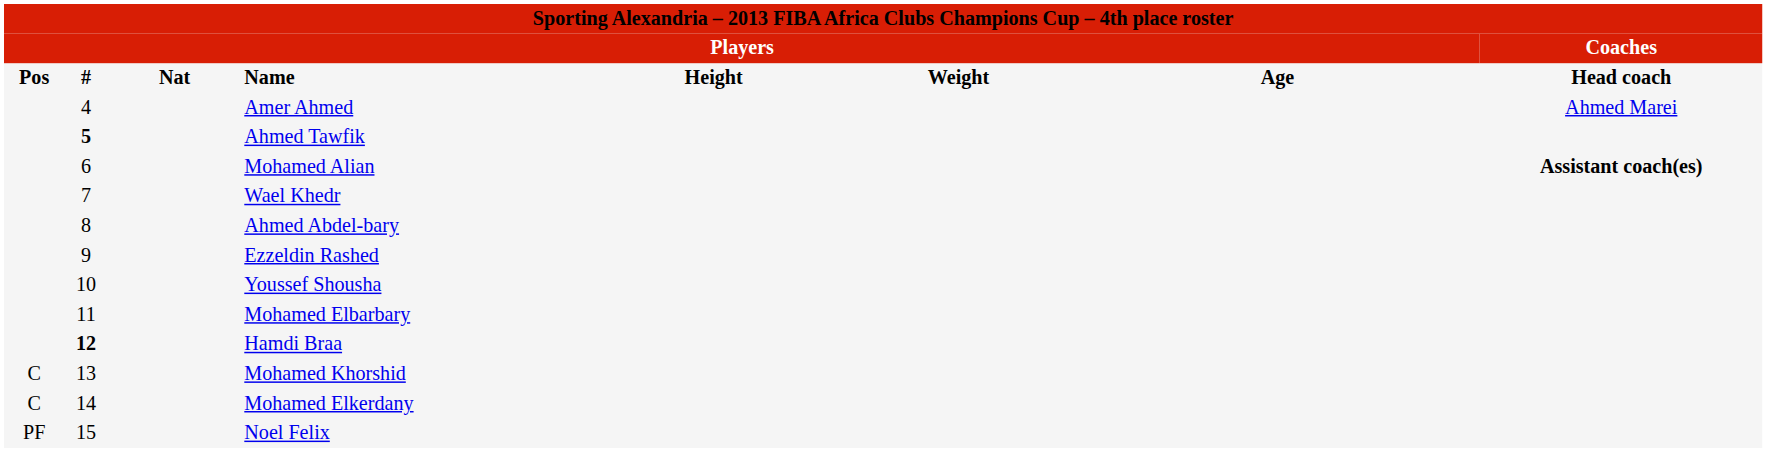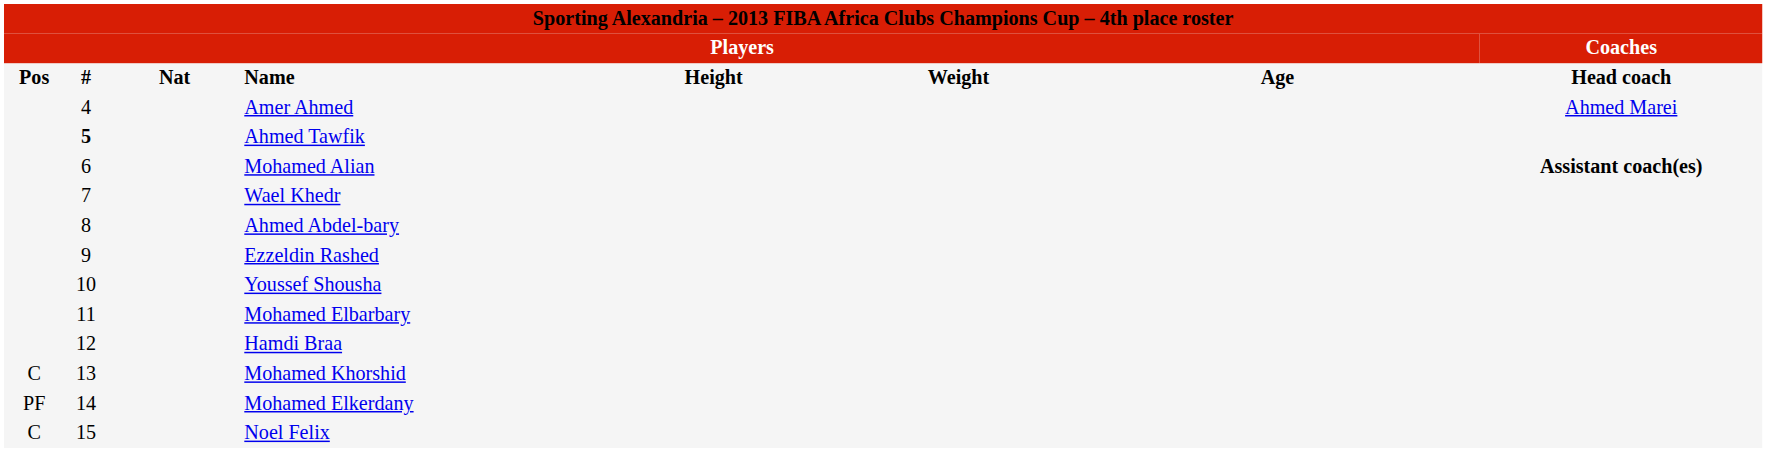(86, 344) bold -> (86, 344) normal
(34, 403) C -> (34, 403) PF
(34, 432) PF -> (34, 432) C
